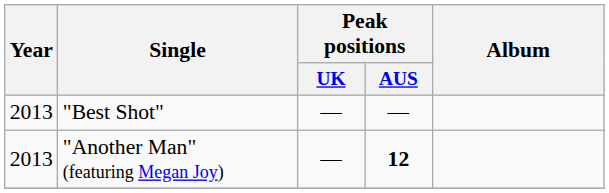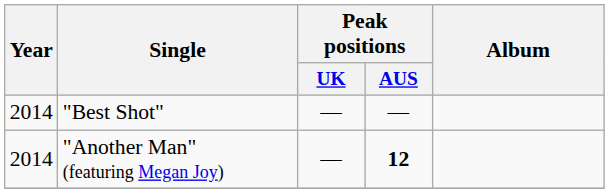(31, 112) 2013 -> (31, 112) 2014
(31, 158) 2013 -> (31, 158) 2014
